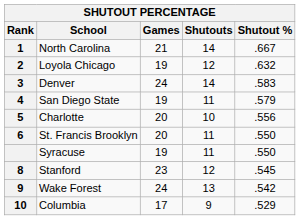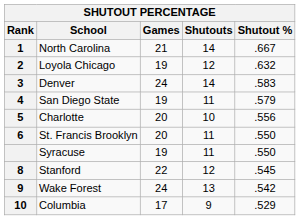(161, 170) 23 -> (161, 170) 22
